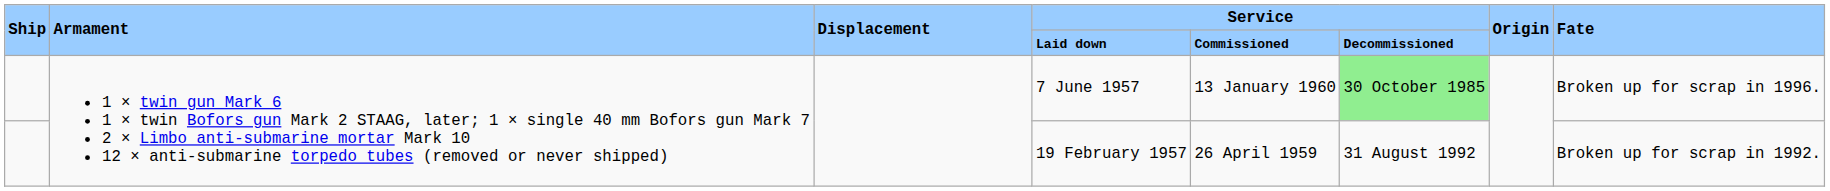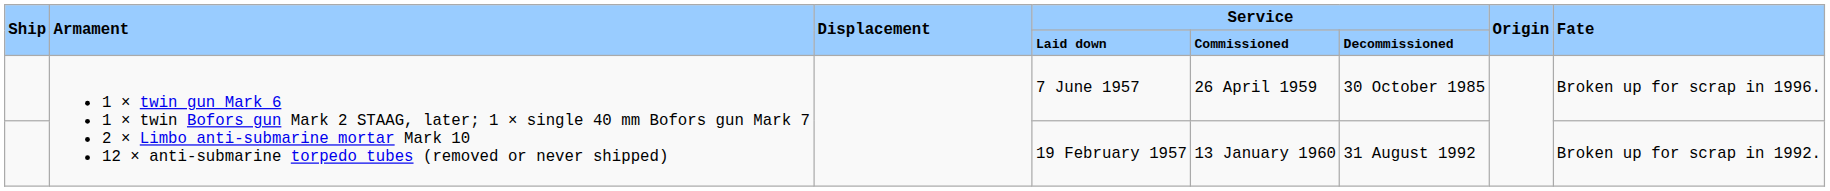(1265, 88) 13 January 1960 -> (1256, 88) 26 April 1959
(1414, 88) lightgreen background -> (1414, 88) no background
(1256, 153) 26 April 1959 -> (1265, 153) 13 January 1960
